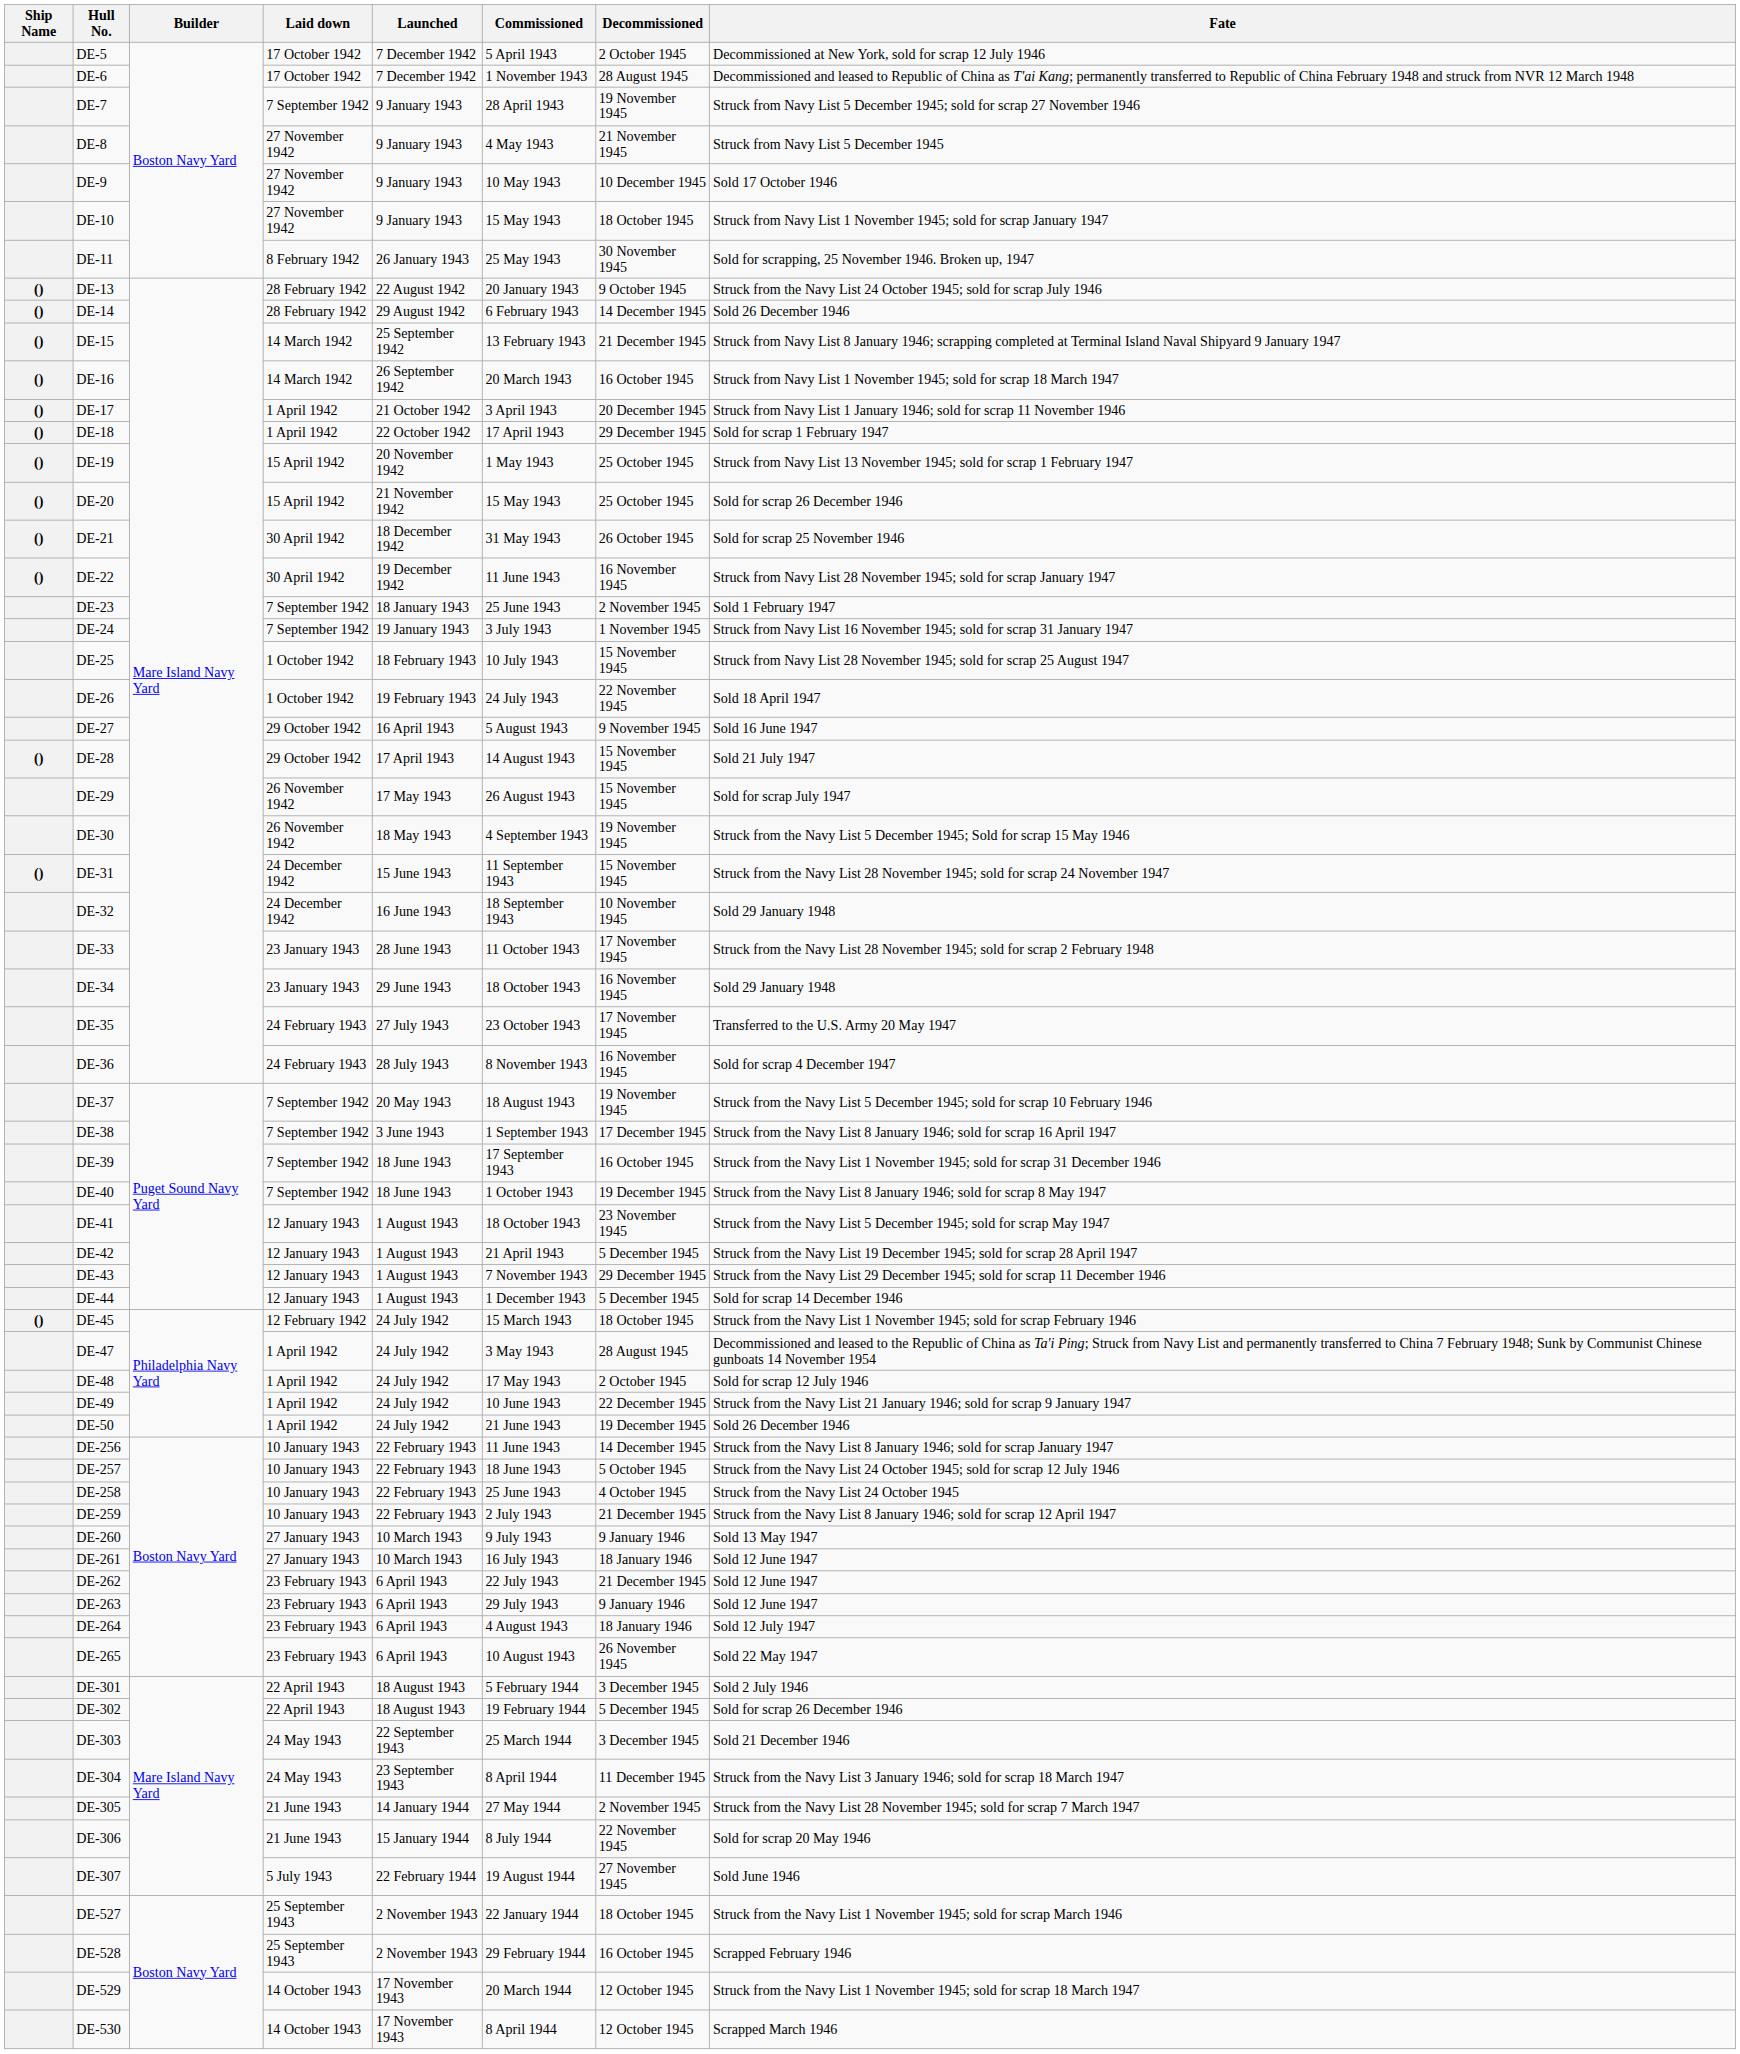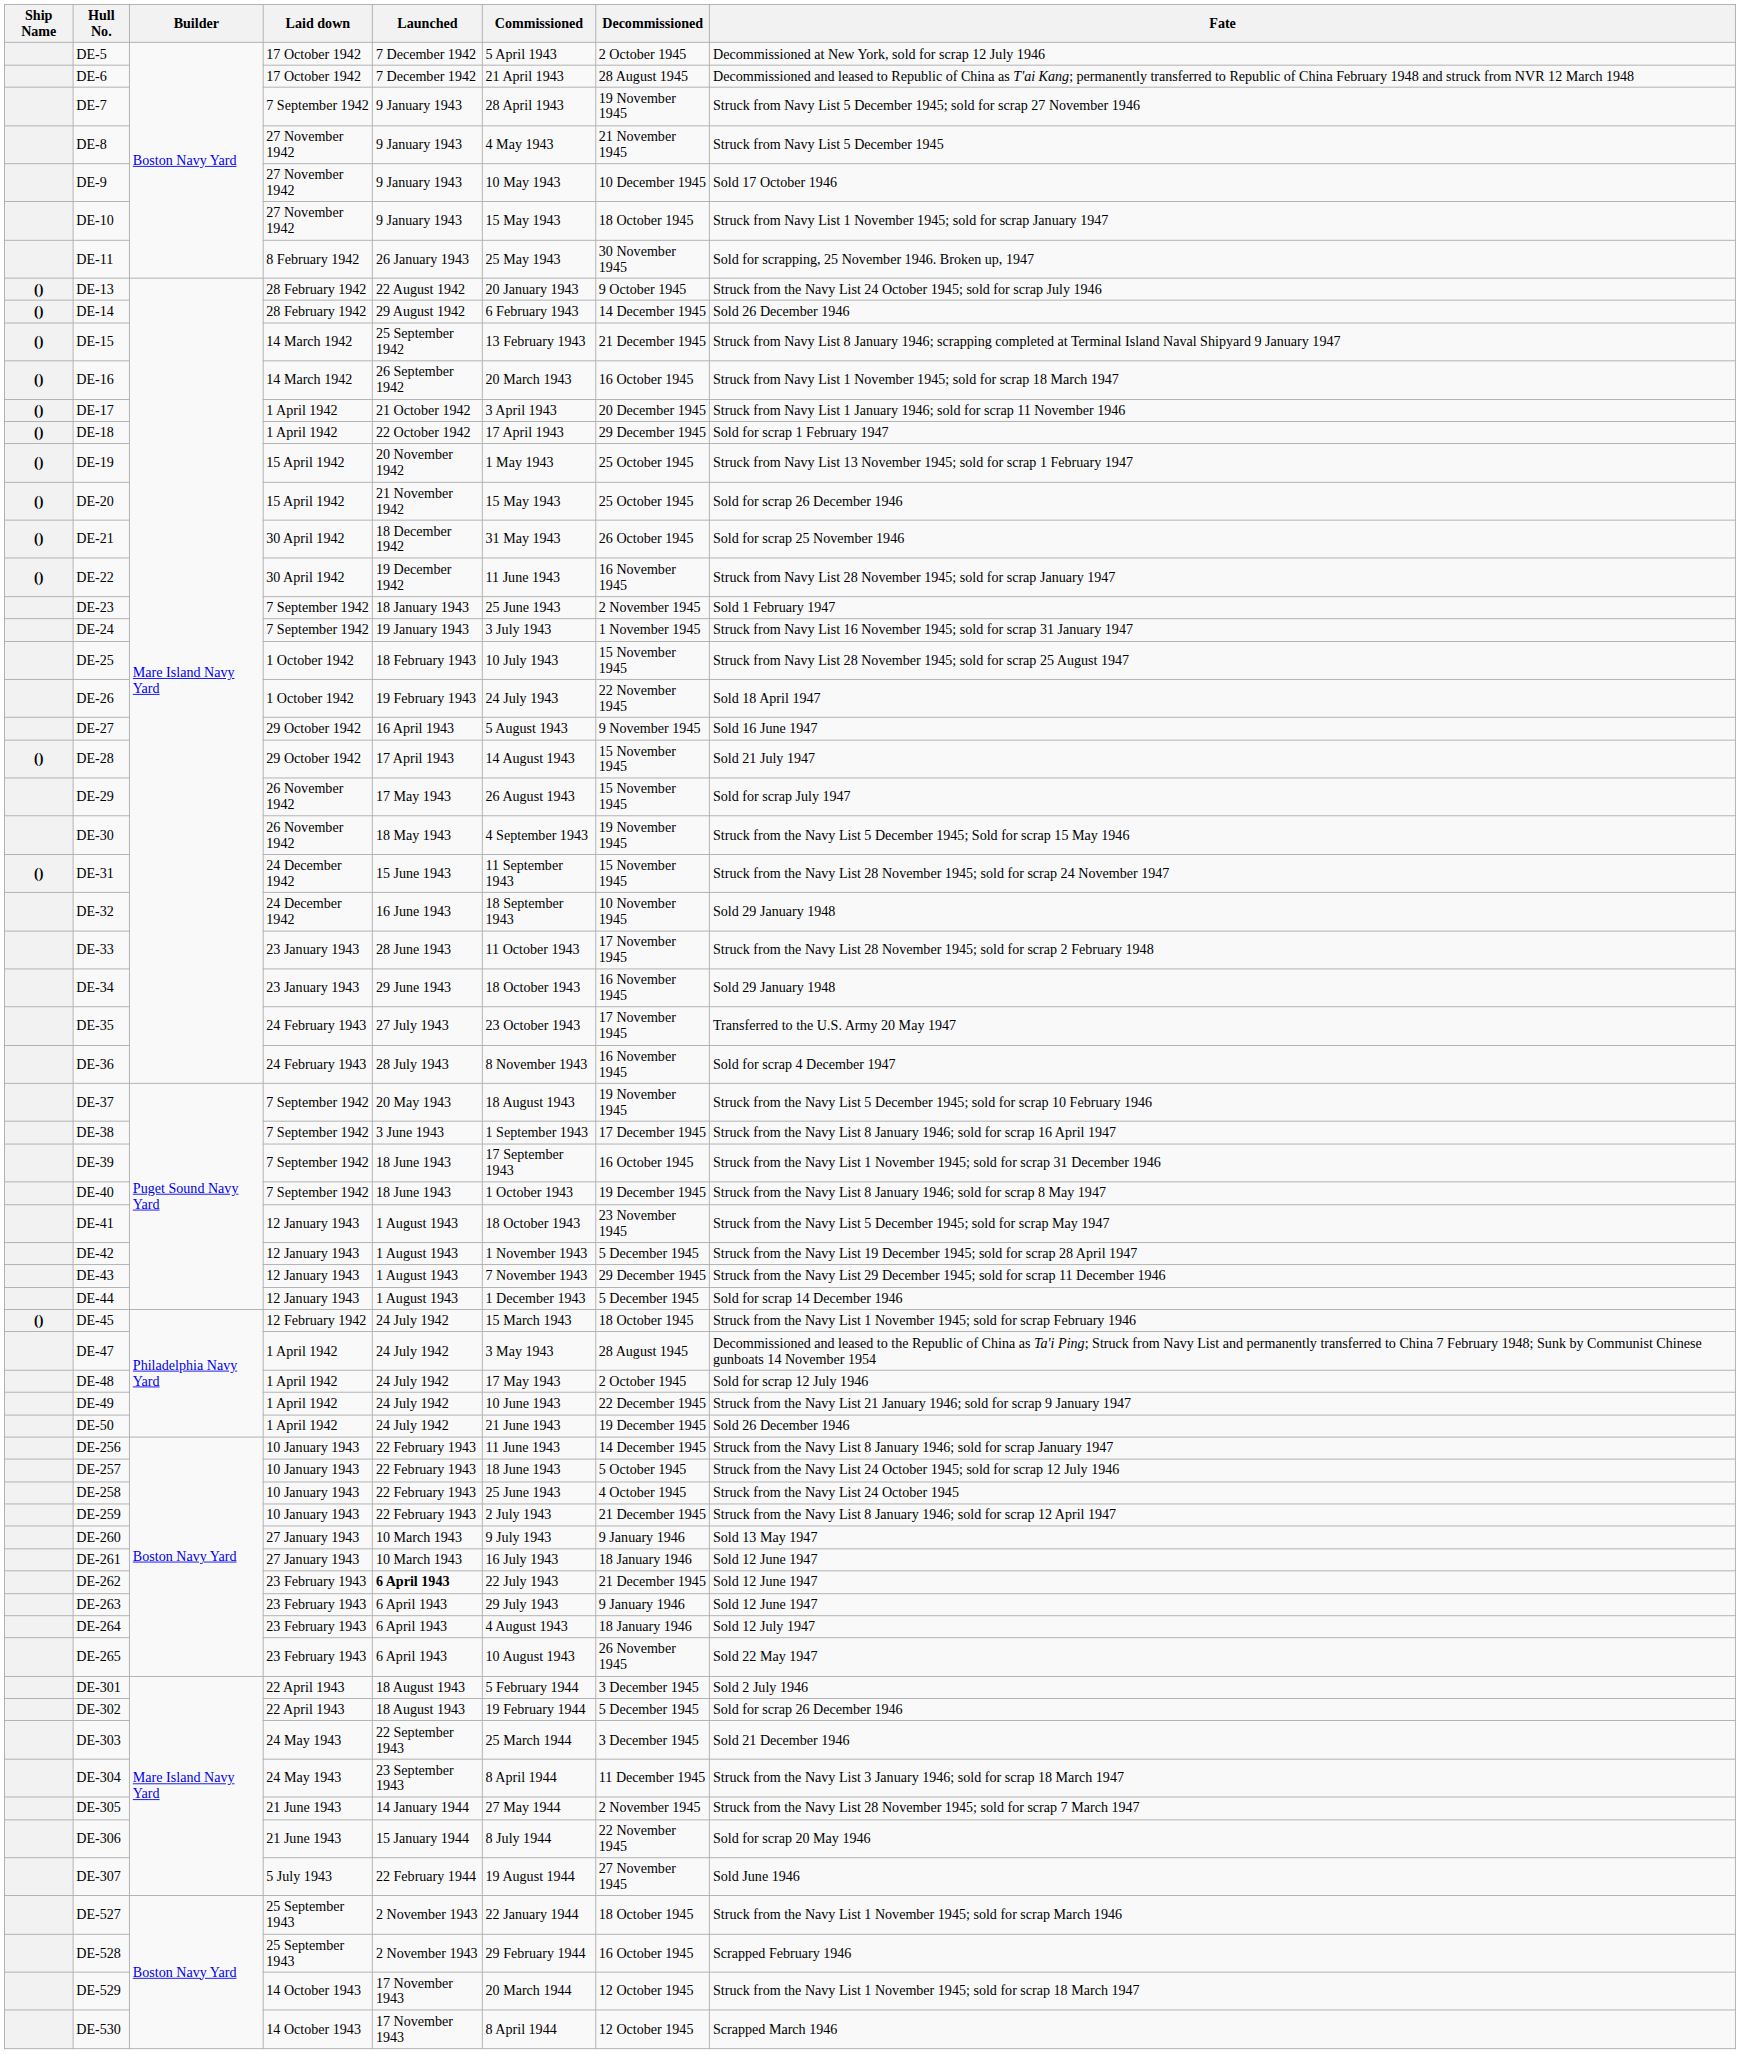(536, 76) 1 November 1943 -> (525, 76) 21 April 1943
(525, 1253) 21 April 1943 -> (536, 1253) 1 November 1943
(412, 1582) normal -> (413, 1582) bold
